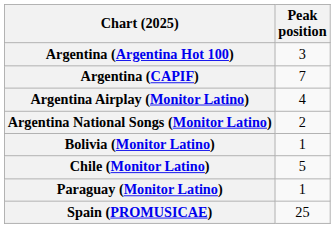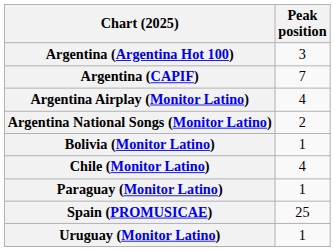(302, 167) 5 -> (302, 167) 4
+ row: (140, 235)
